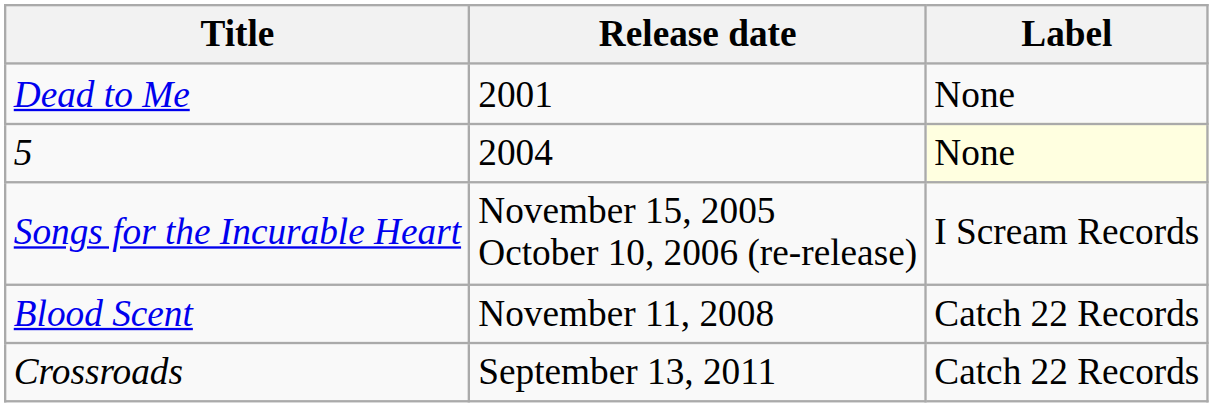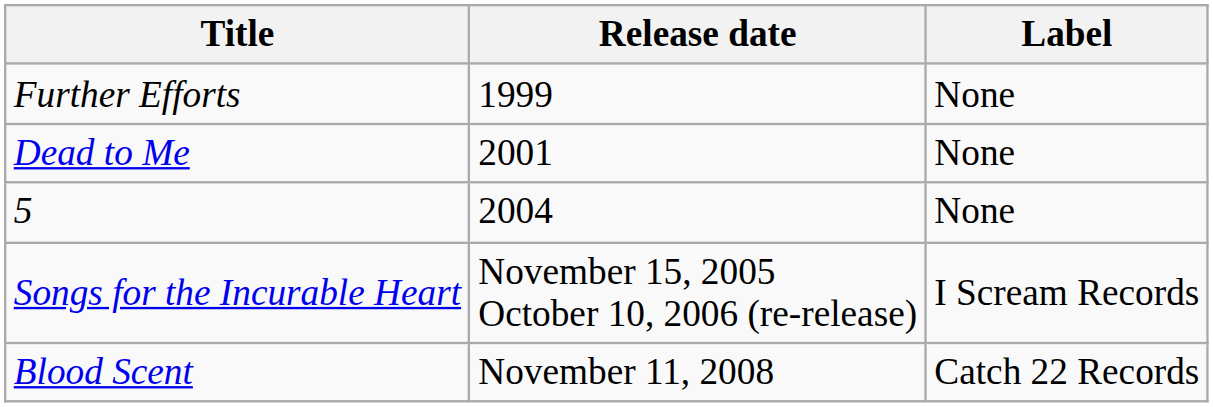+ row: (127, 93)
(975, 152) lightyellow background -> (975, 211) no background
- row: (98, 371)
